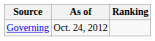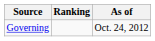columns swapped: (130, 12) <-> (81, 12)
